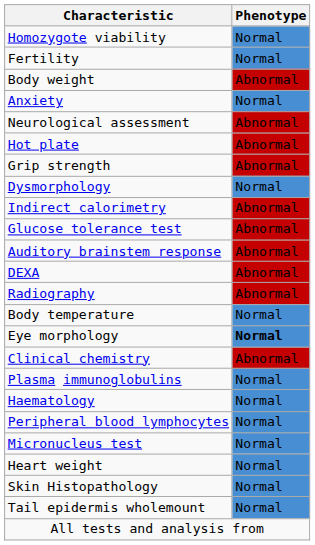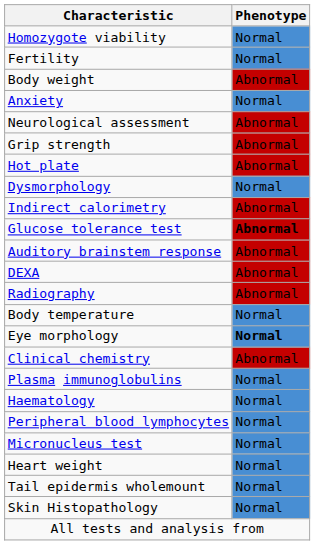rows swapped: (59, 165) <-> (43, 144)
(267, 229) normal -> (267, 229) bold
rows swapped: (107, 508) <-> (83, 486)
